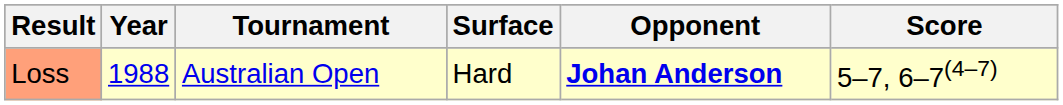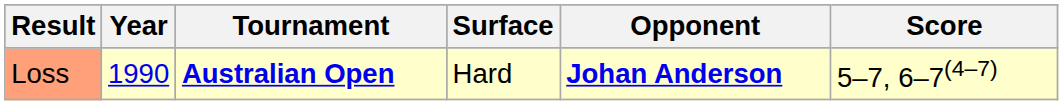(139, 73) 1988 -> (139, 73) 1990
(281, 73) normal -> (288, 73) bold
